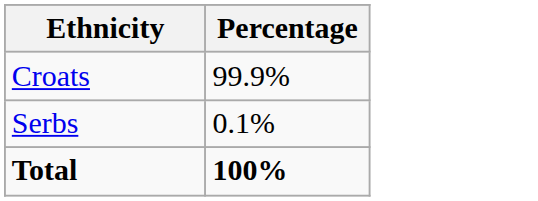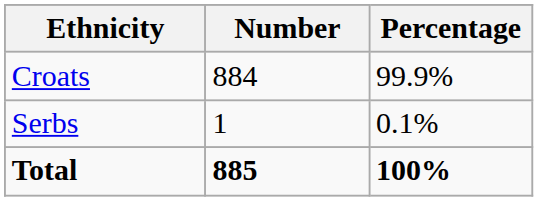+ column: (287, 28)
